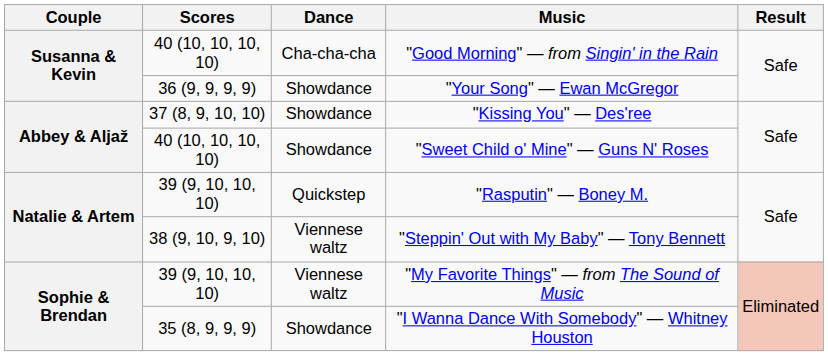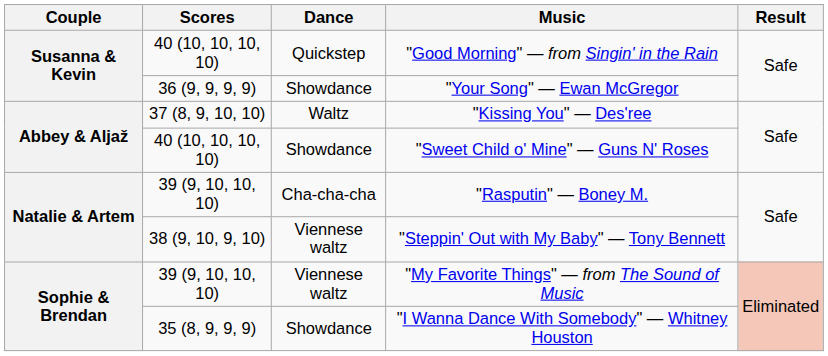(329, 52) Cha-cha-cha -> (329, 52) Quickstep
(329, 114) Showdance -> (329, 114) Waltz
(329, 194) Quickstep -> (329, 194) Cha-cha-cha
